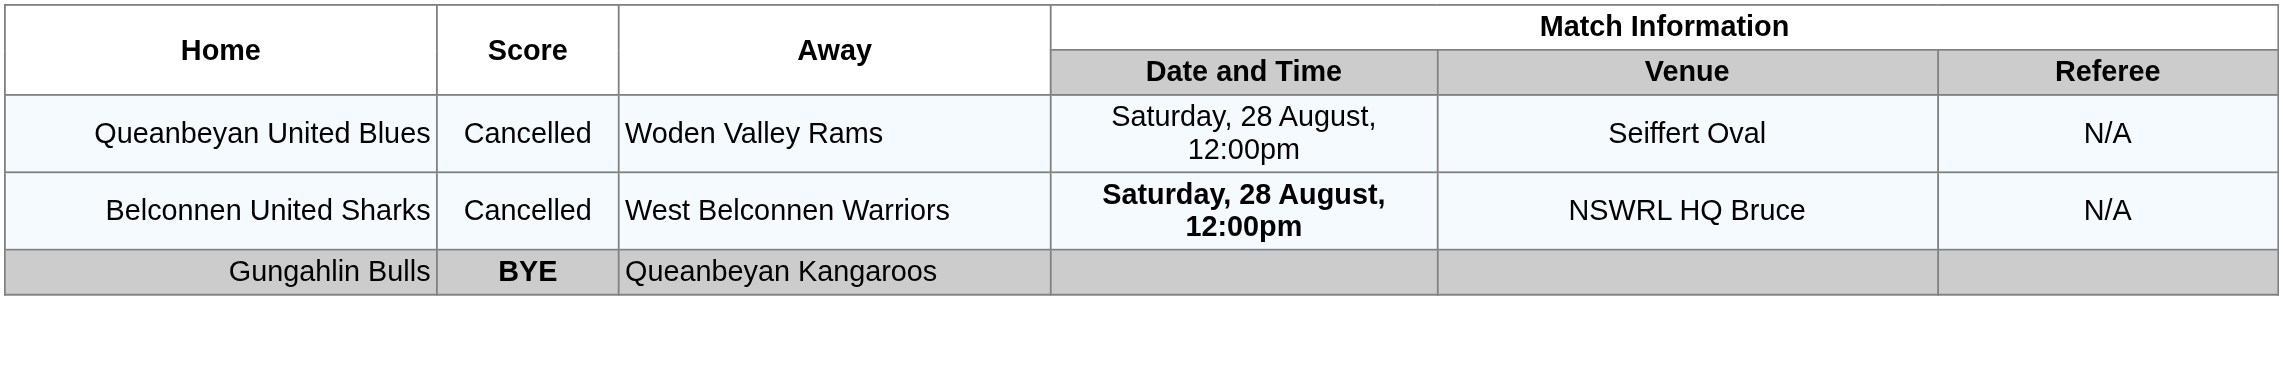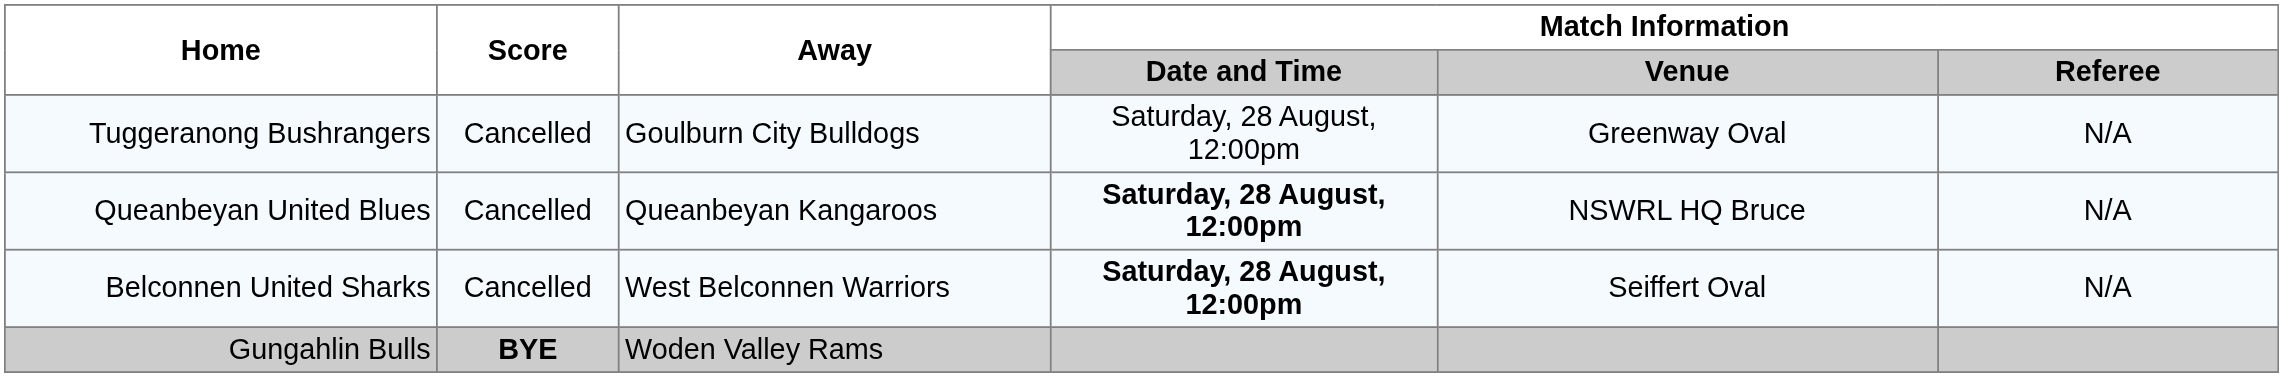+ row: (260, 133)
(754, 133) Woden Valley Rams -> (781, 210) Queanbeyan Kangaroos
(1244, 133) normal -> (1244, 210) bold
(1687, 133) Seiffert Oval -> (1687, 210) NSWRL HQ Bruce
(1687, 210) NSWRL HQ Bruce -> (1687, 287) Seiffert Oval
(781, 271) Queanbeyan Kangaroos -> (754, 349) Woden Valley Rams
